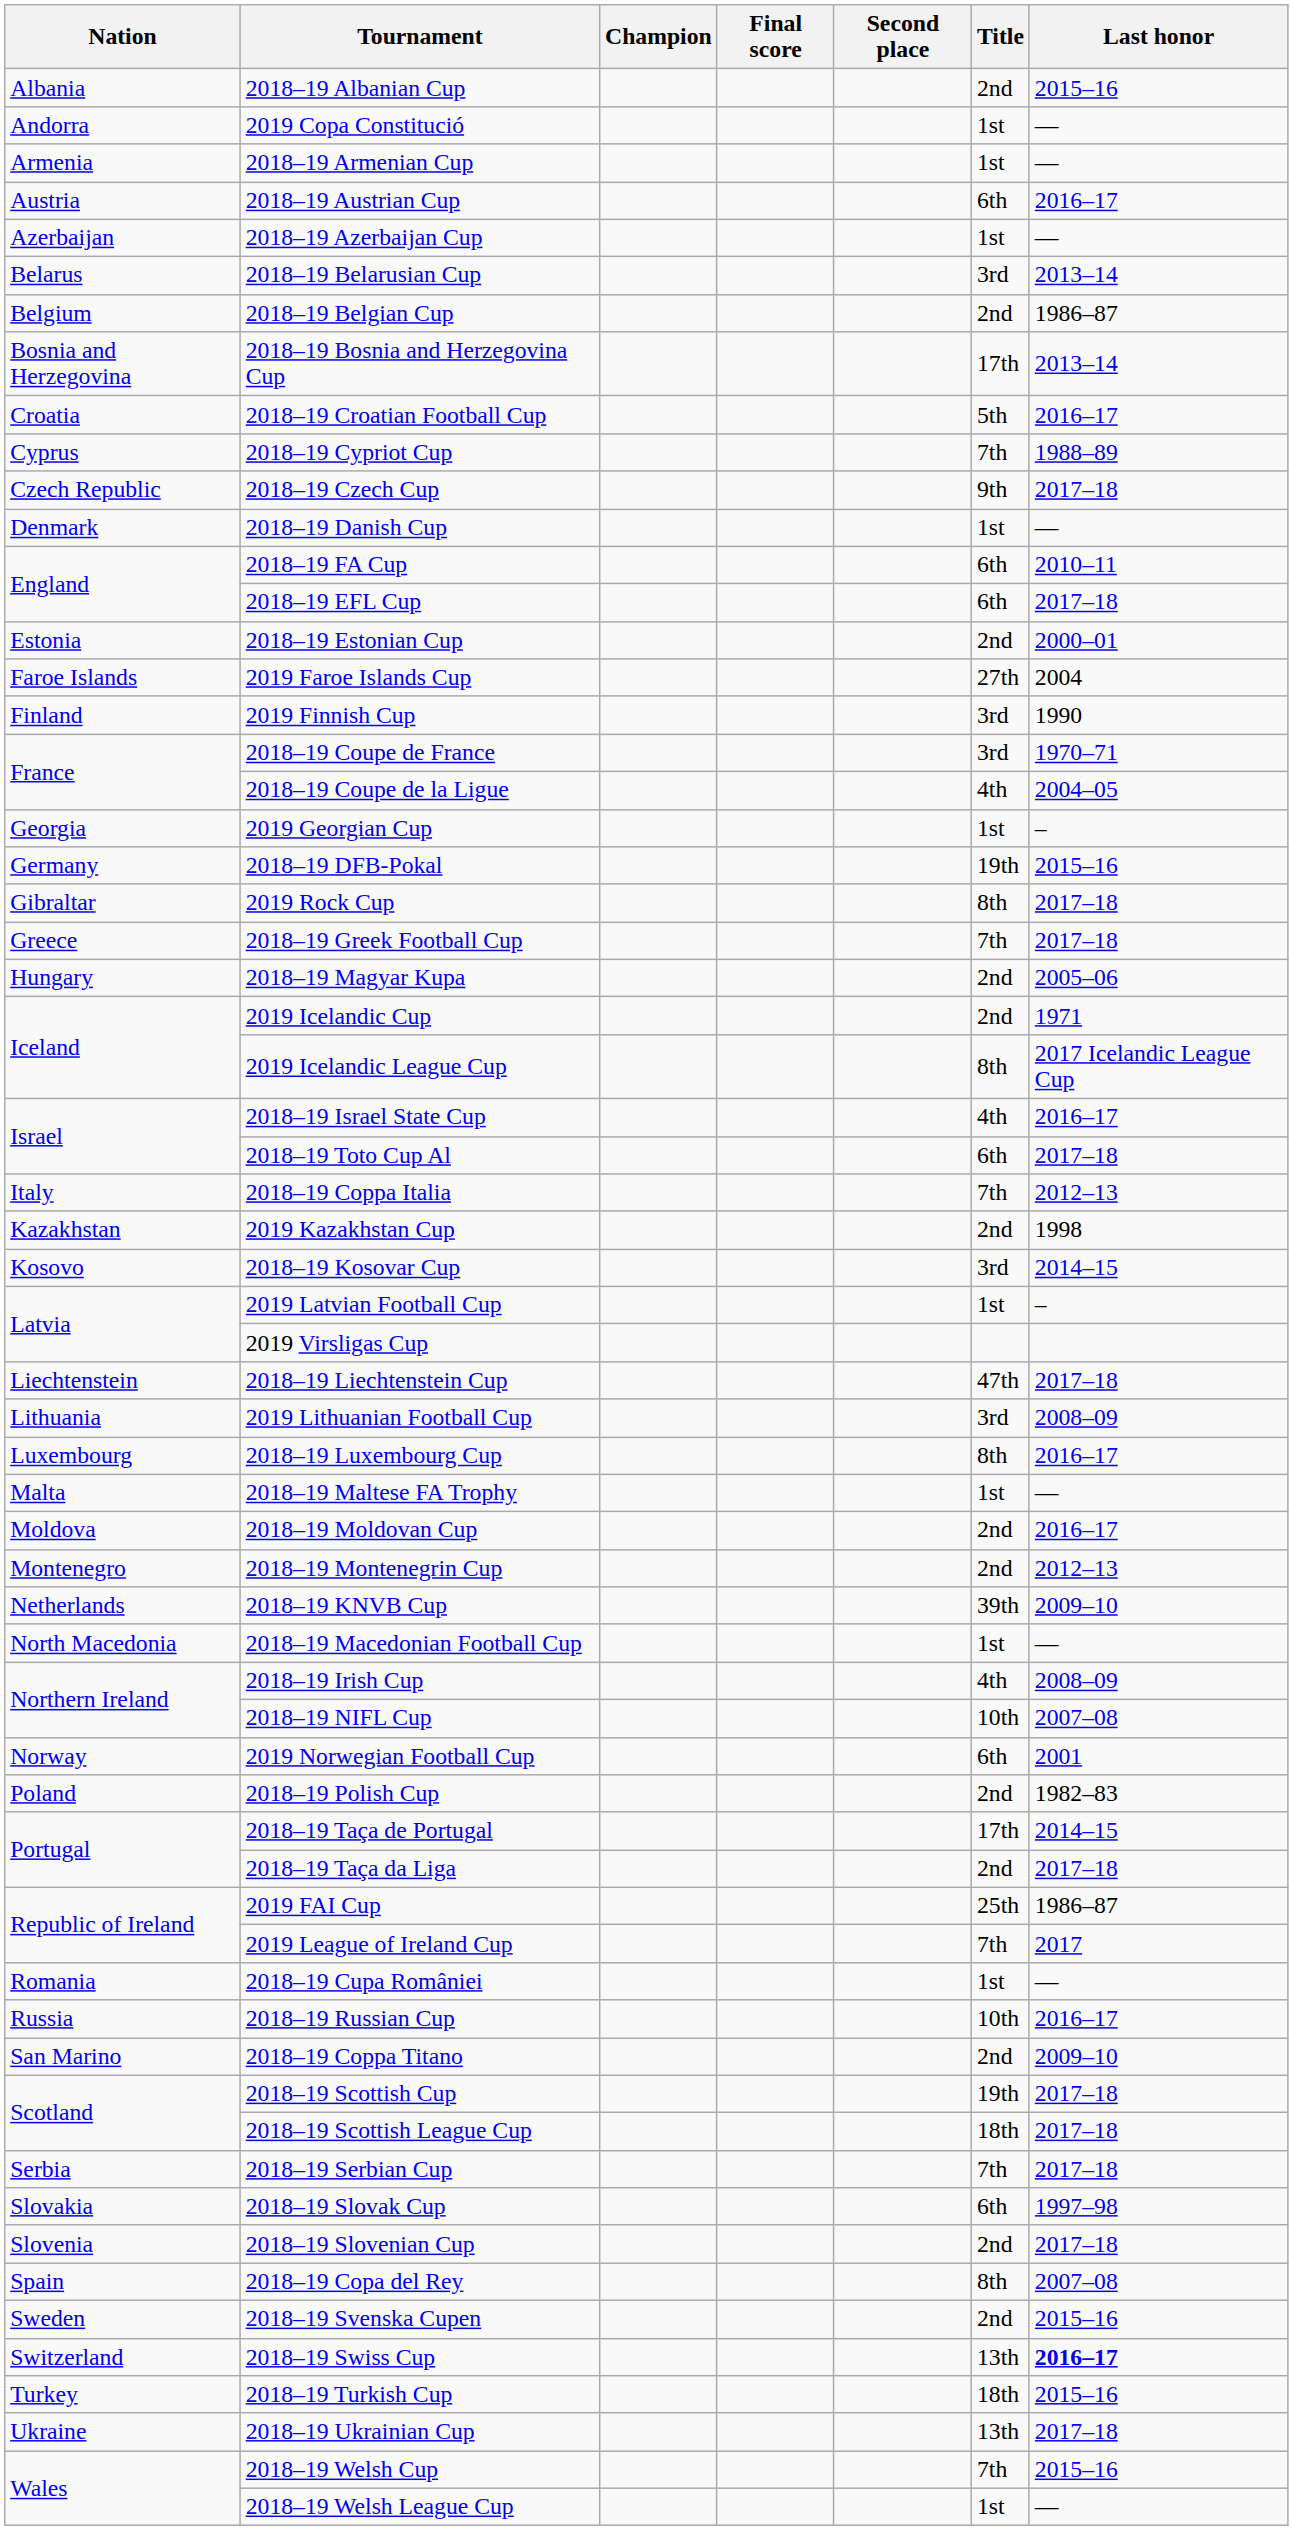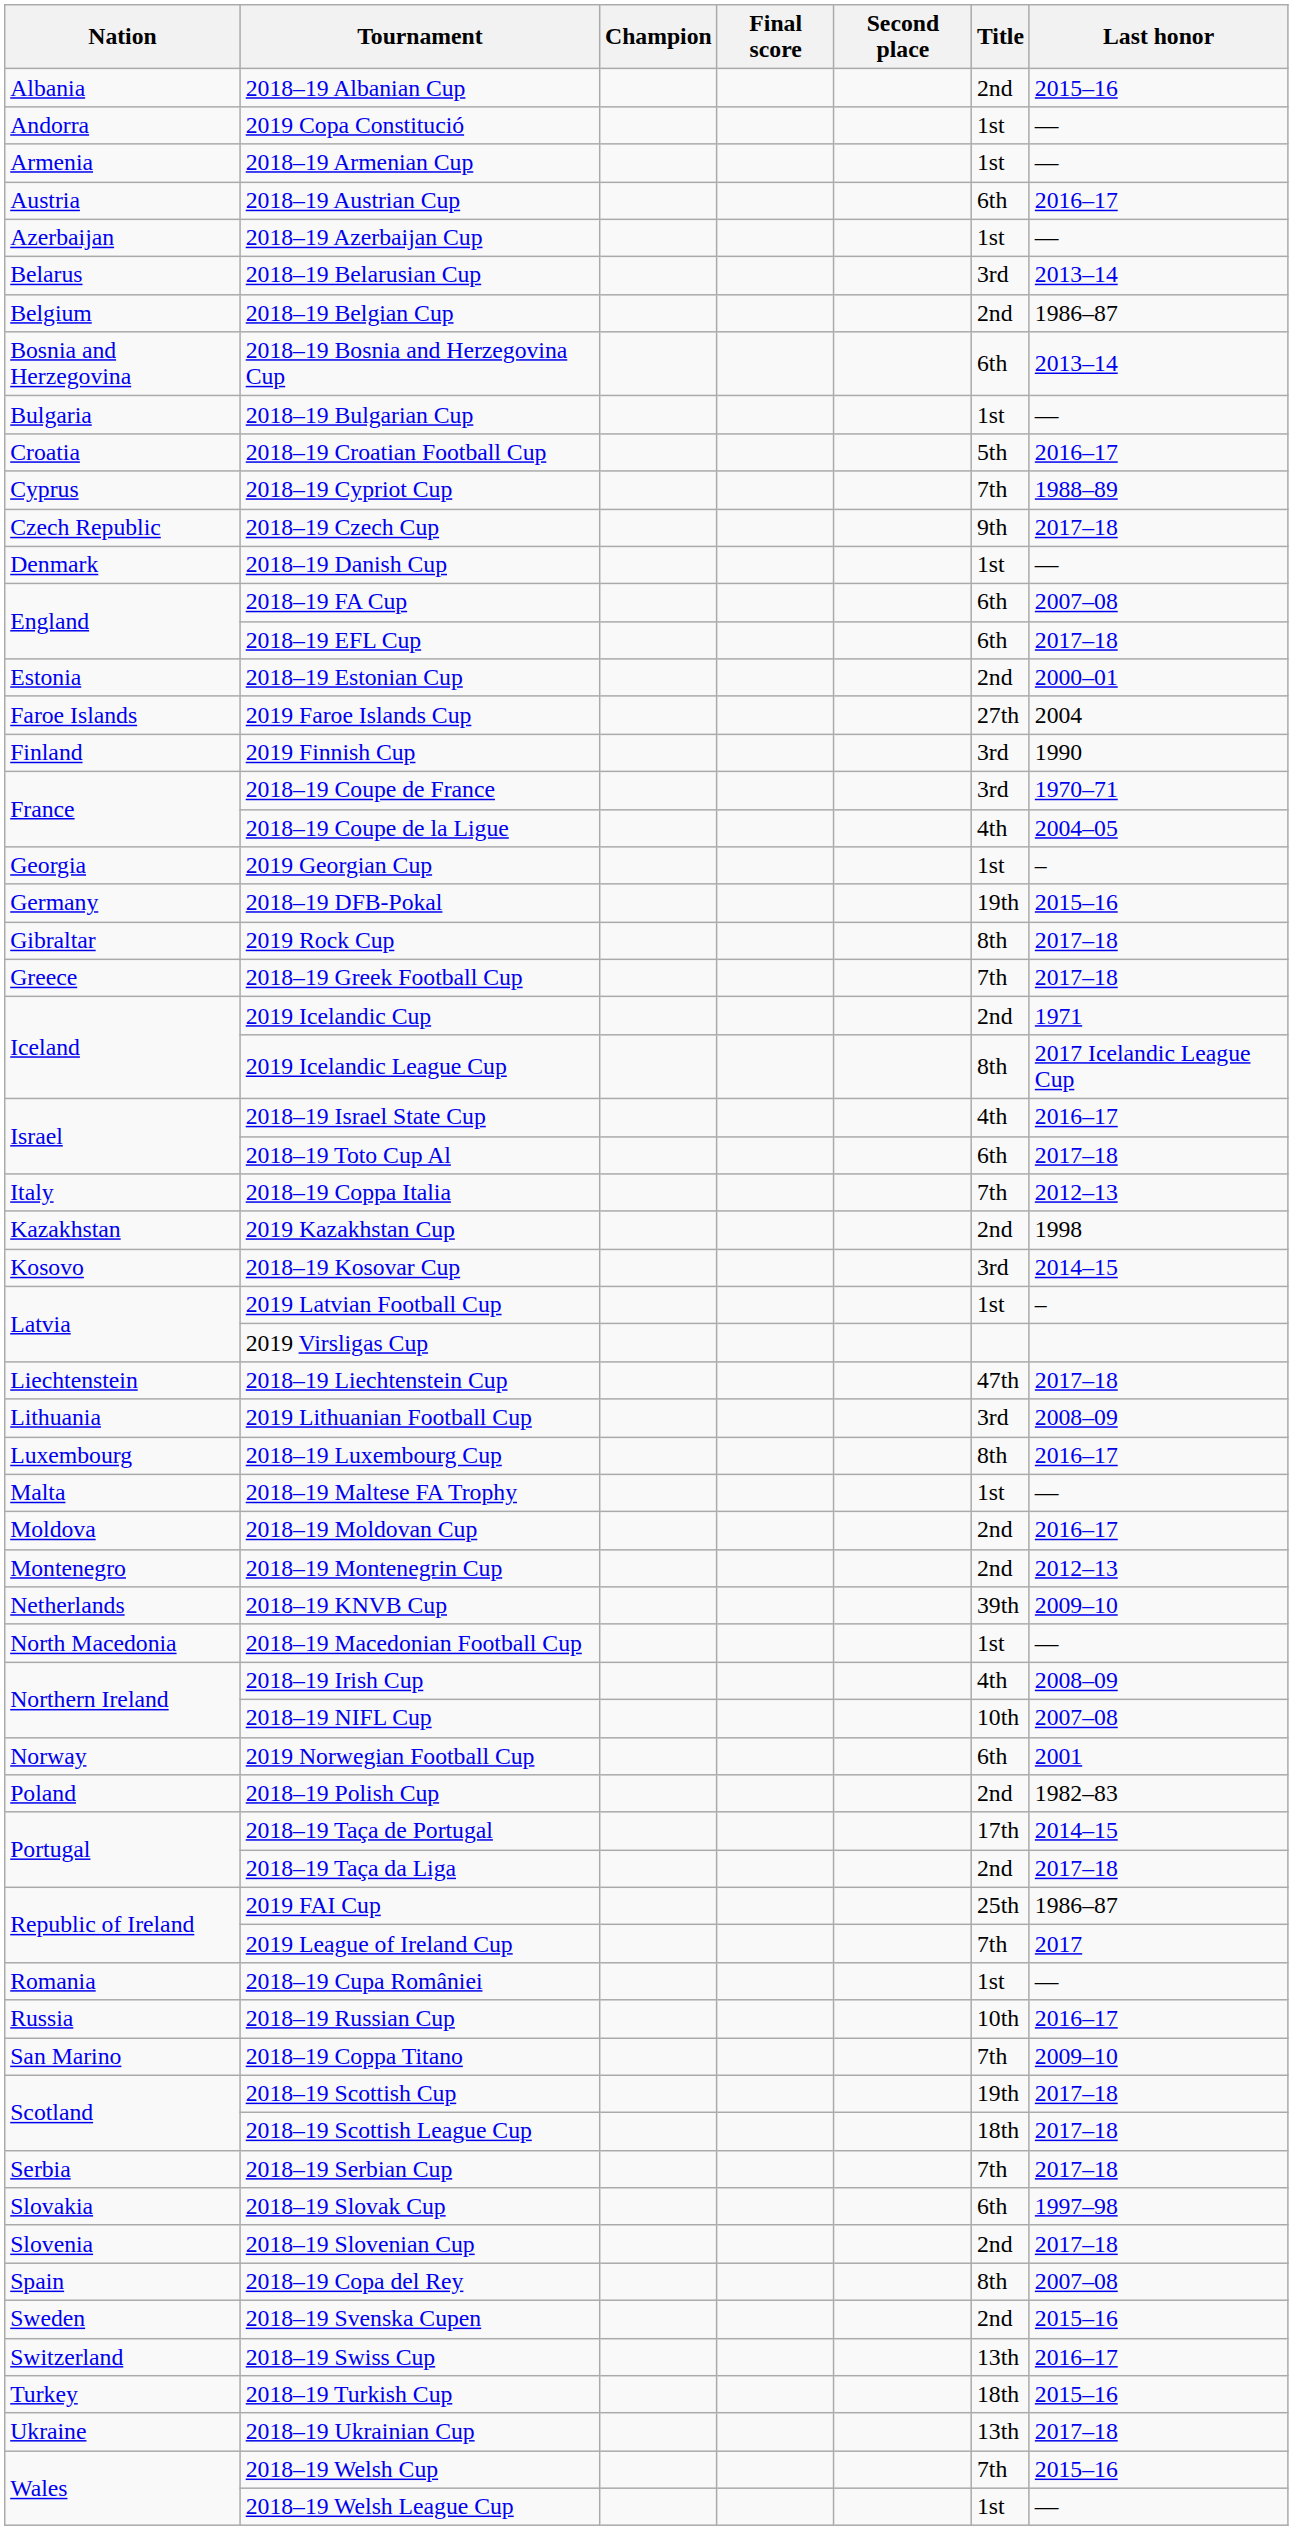(998, 363) 17th -> (992, 363) 6th
+ row: (360, 414)
(1076, 564) 2010–11 -> (1076, 602) 2007–08
- row: (356, 977)
(995, 2056) 2nd -> (992, 2056) 7th
(1076, 2356) bold -> (1076, 2356) normal
